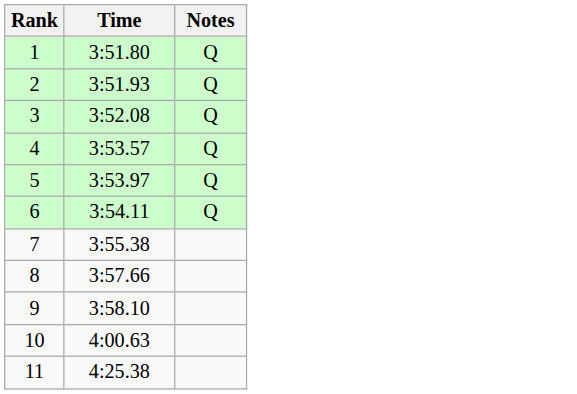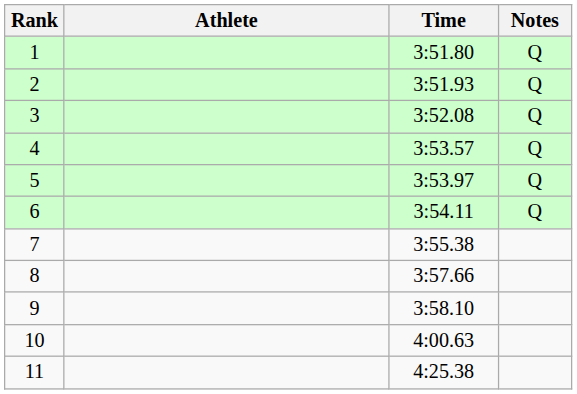+ column: (226, 20)
